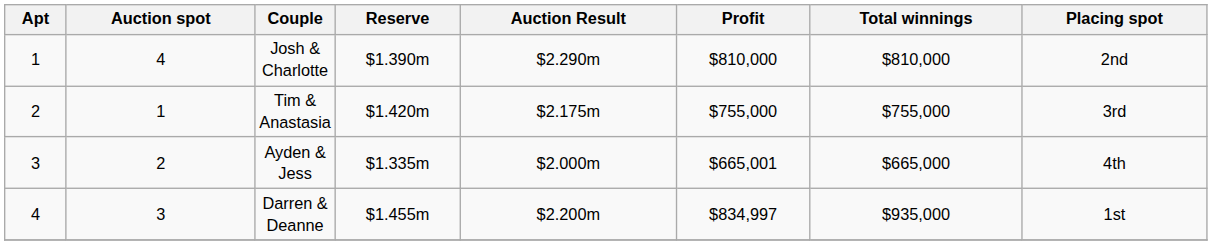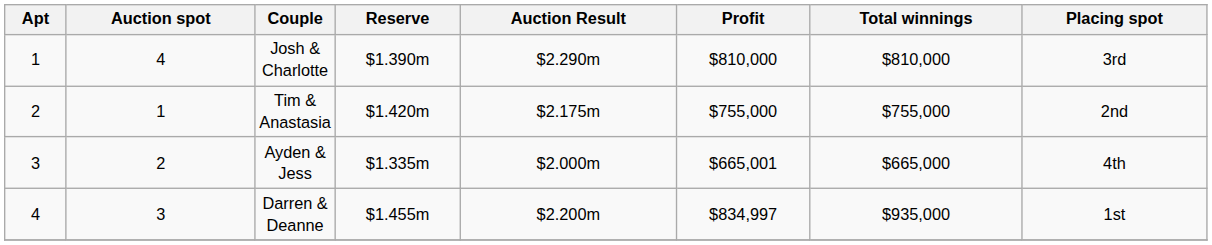(1114, 60) 2nd -> (1114, 60) 3rd
(1114, 111) 3rd -> (1114, 111) 2nd
